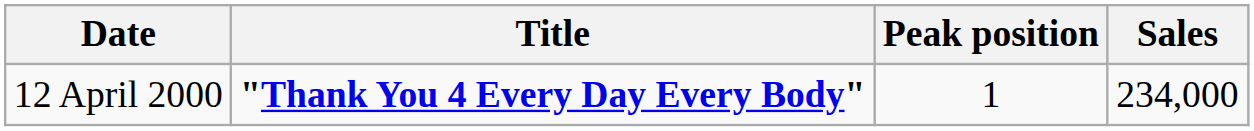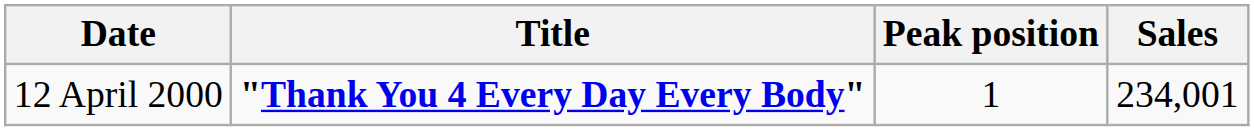(1177, 93) 234,000 -> (1177, 93) 234,001
